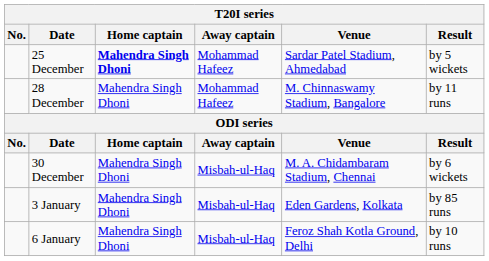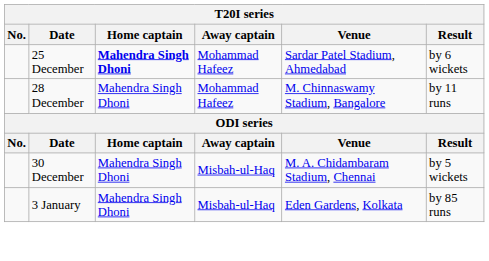(448, 61) by 5 wickets -> (448, 61) by 6 wickets
(448, 170) by 6 wickets -> (448, 170) by 5 wickets
- row: (56, 238)
